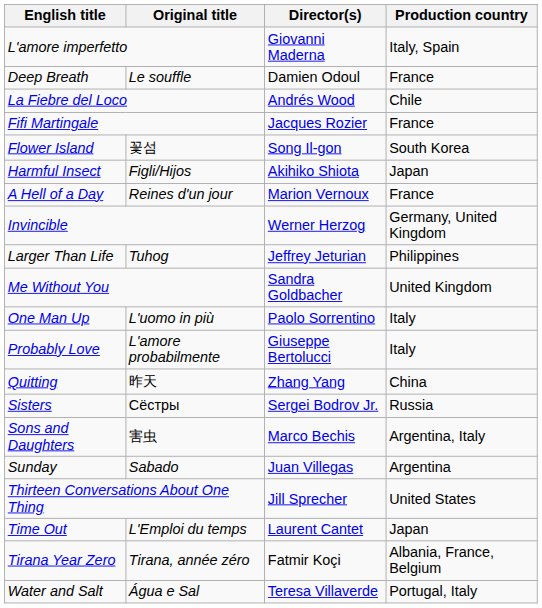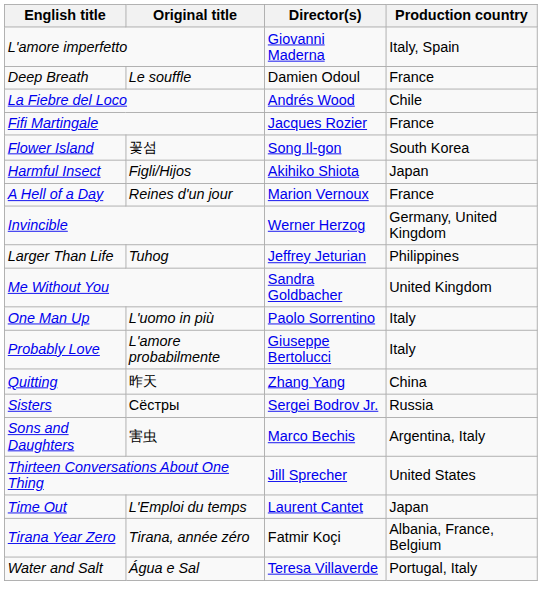- row: (32, 467)
